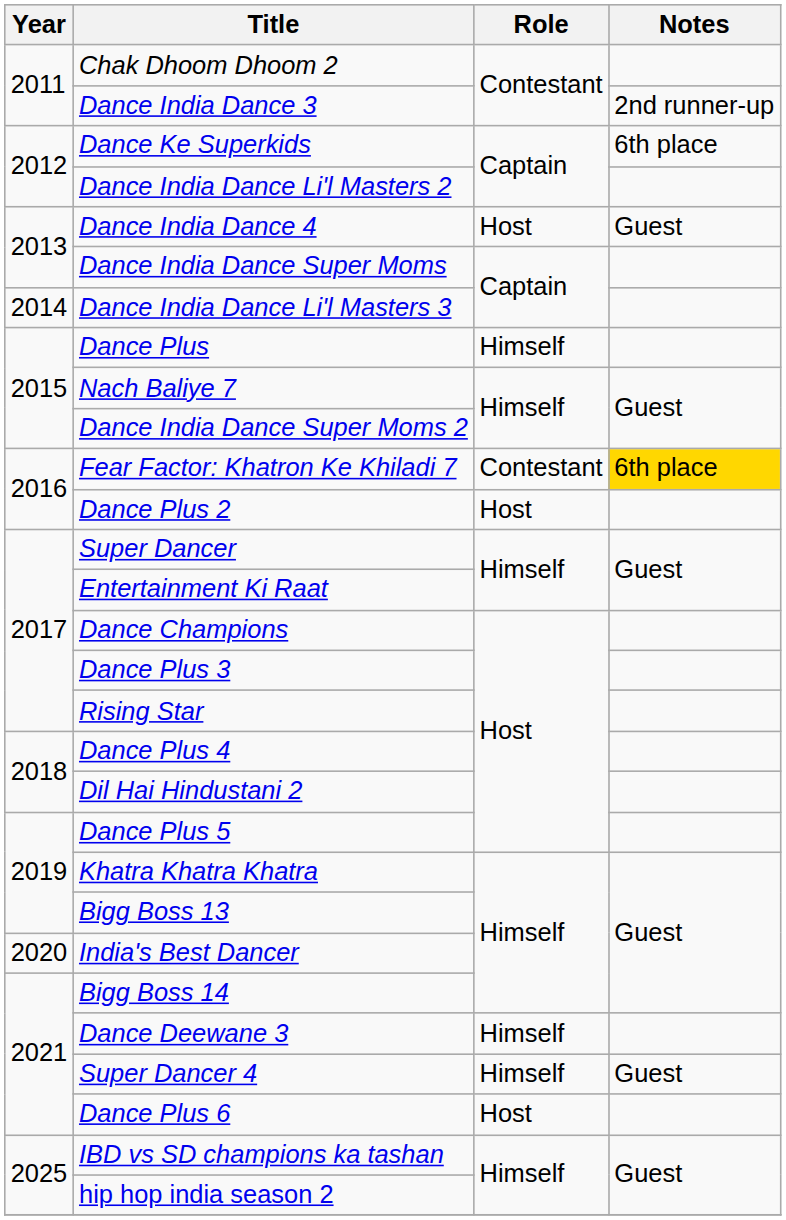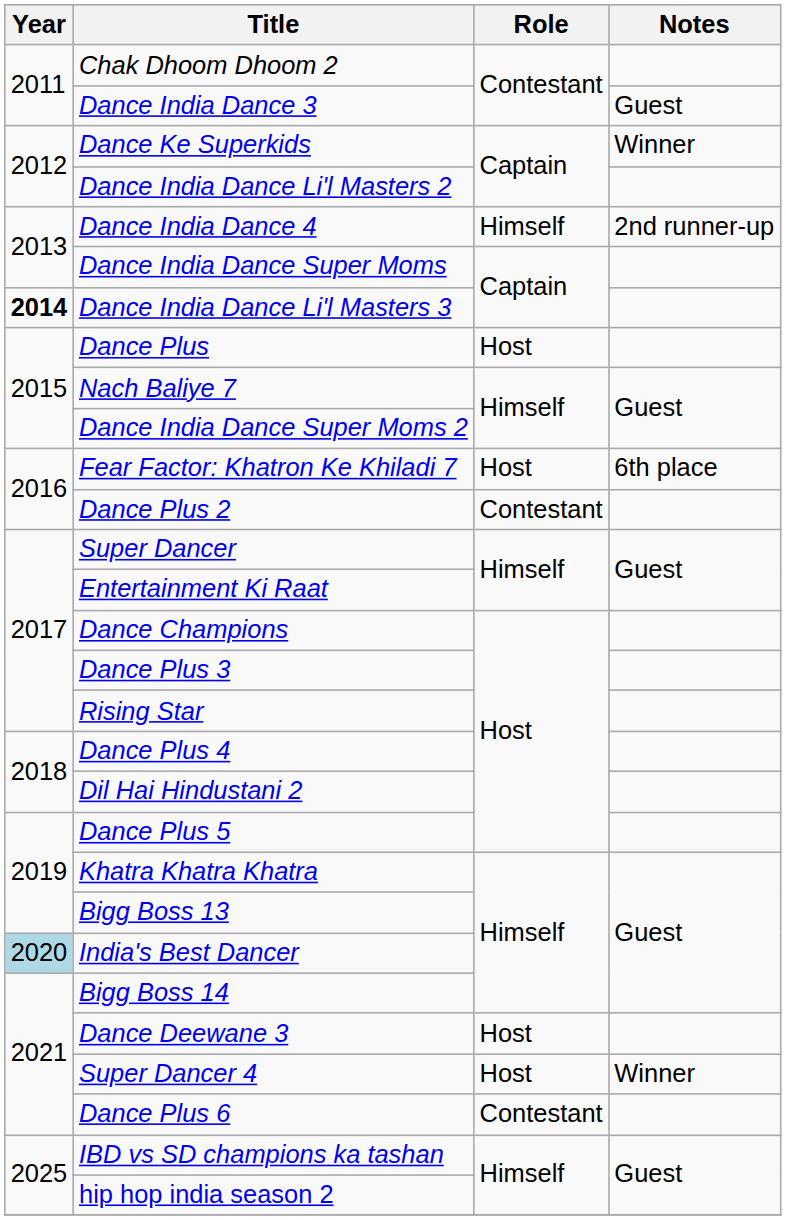(694, 105) 2nd runner-up -> (648, 105) Guest
(666, 145) 6th place -> (655, 145) Winner
(506, 226) Host -> (522, 226) Himself
(648, 226) Guest -> (694, 226) 2nd runner-up
(39, 307) normal -> (39, 307) bold
(522, 347) Himself -> (506, 347) Host
(541, 468) Contestant -> (506, 468) Host
(666, 468) gold background -> (666, 468) no background
(506, 508) Host -> (541, 508) Contestant
(39, 952) no background -> (39, 952) lightblue background
(522, 1033) Himself -> (506, 1033) Host
(522, 1073) Himself -> (506, 1073) Host
(648, 1073) Guest -> (655, 1073) Winner
(506, 1114) Host -> (541, 1114) Contestant
